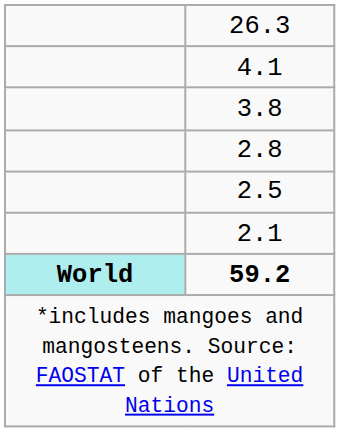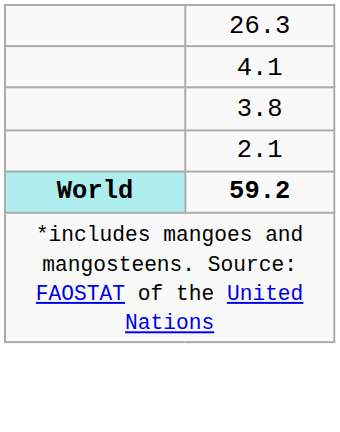- row: (260, 150)
- row: (260, 192)
